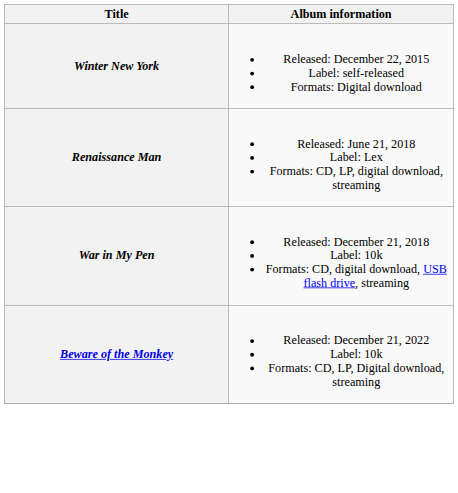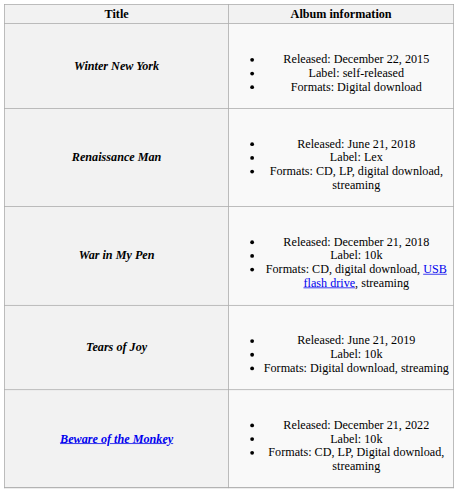+ row: (117, 347)
